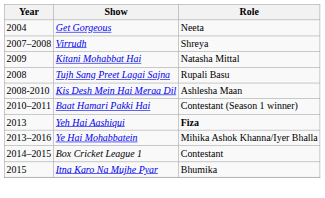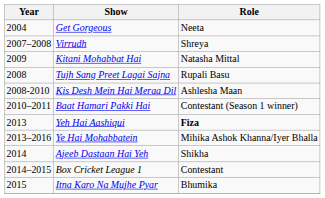+ row: (102, 153)
